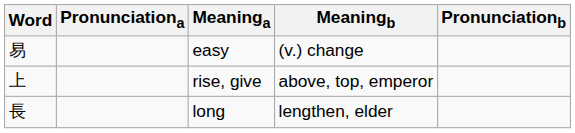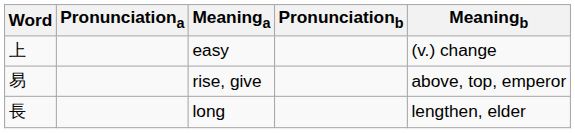columns swapped: (504, 20) <-> (356, 20)
(17, 50) 易 -> (17, 50) 上
(17, 80) 上 -> (17, 80) 易
